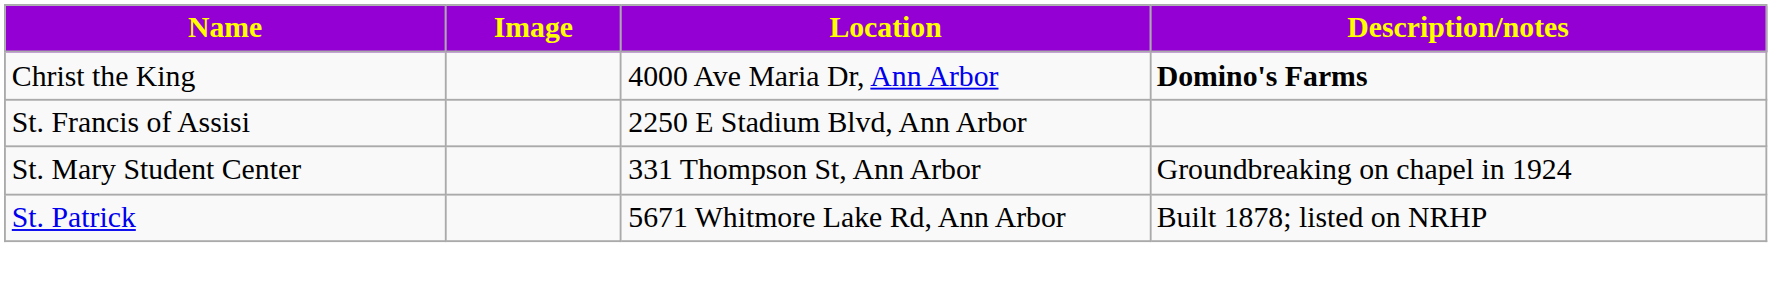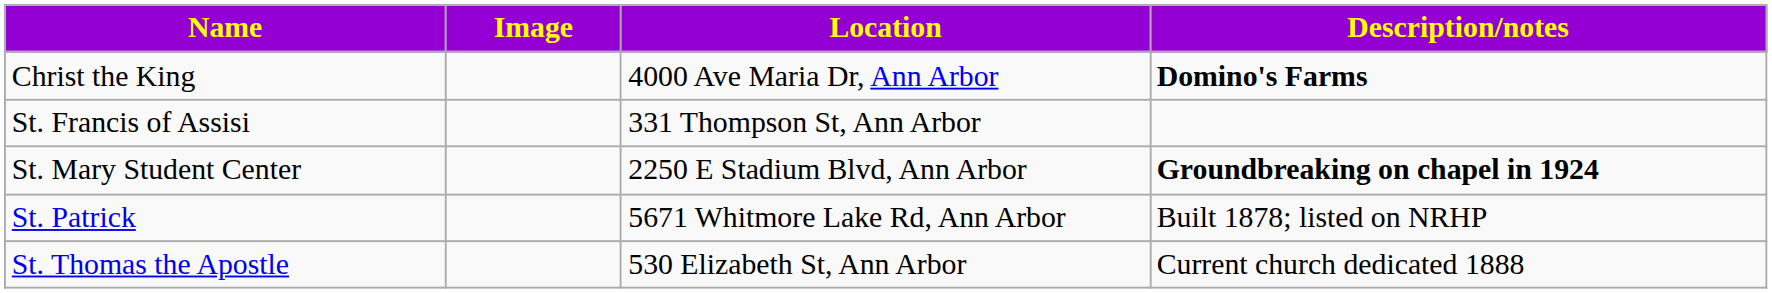(828, 122) 2250 E Stadium Blvd, Ann Arbor -> (804, 122) 331 Thompson St, Ann Arbor
(804, 169) 331 Thompson St, Ann Arbor -> (828, 169) 2250 E Stadium Blvd, Ann Arbor
(1364, 169) normal -> (1378, 169) bold
+ row: (150, 264)
